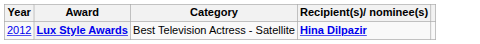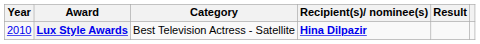+ column: (450, 13)
(19, 30) 2012 -> (19, 30) 2010
